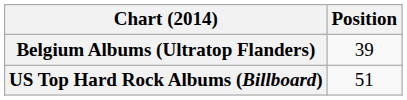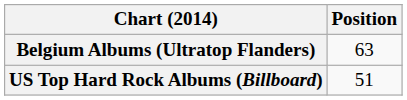(364, 49) 39 -> (364, 49) 63
